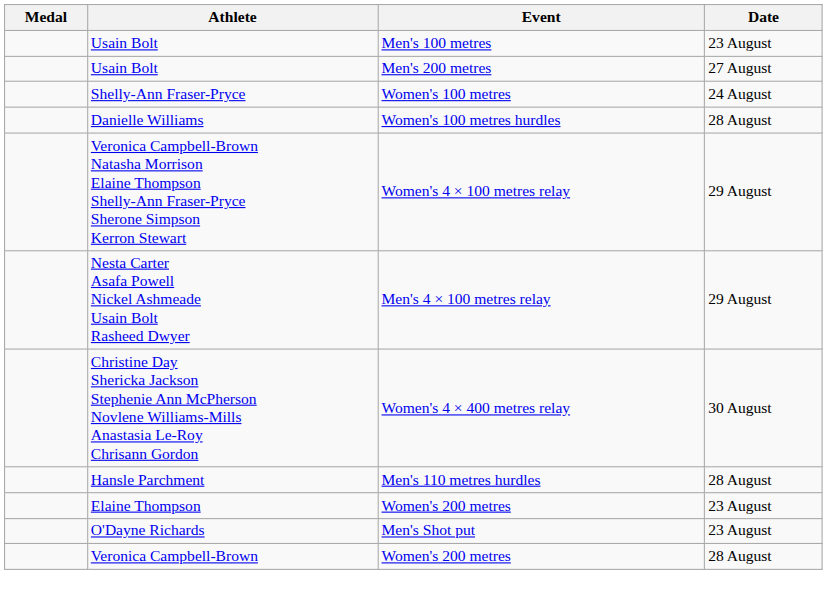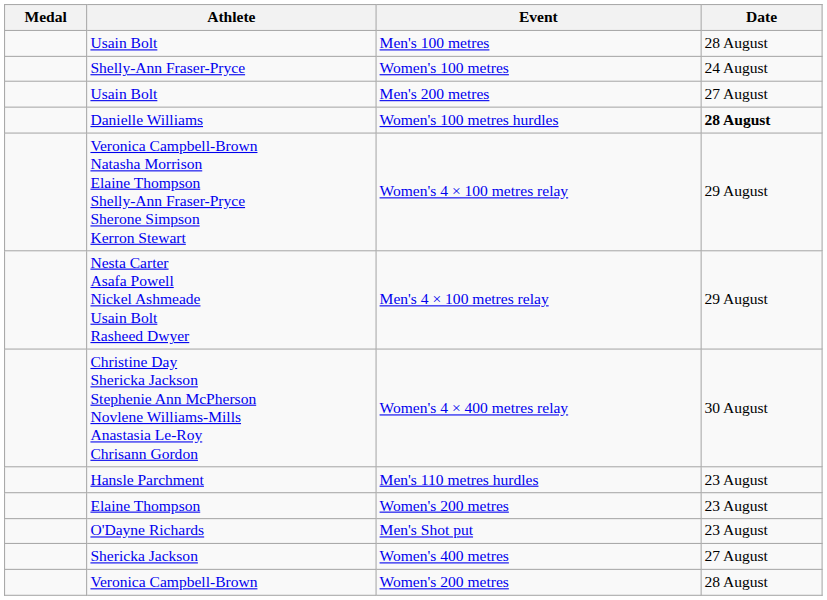(740, 43) 23 August -> (736, 43) 28 August
rows swapped: (168, 94) <-> (124, 69)
(740, 120) normal -> (737, 120) bold
(740, 479) 28 August -> (736, 479) 23 August
+ row: (144, 556)
